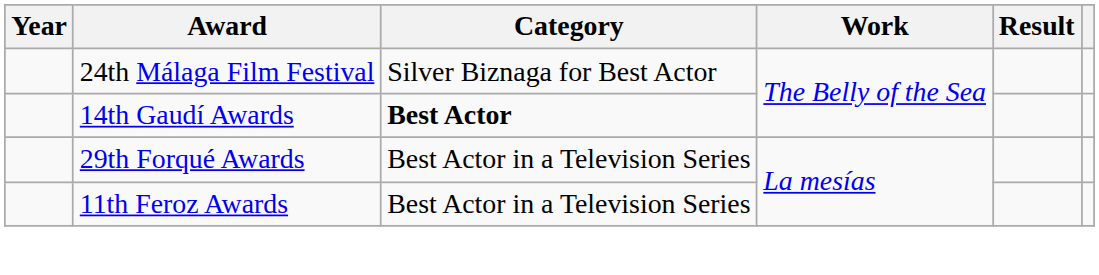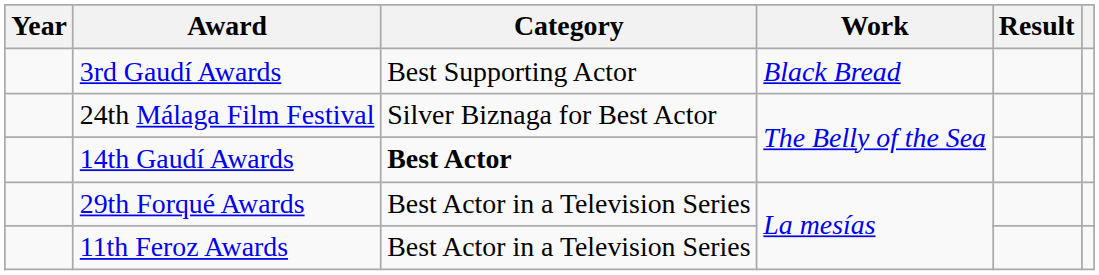+ row: (181, 70)
